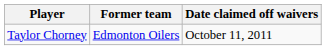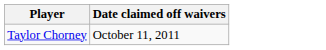- column: (136, 14)
